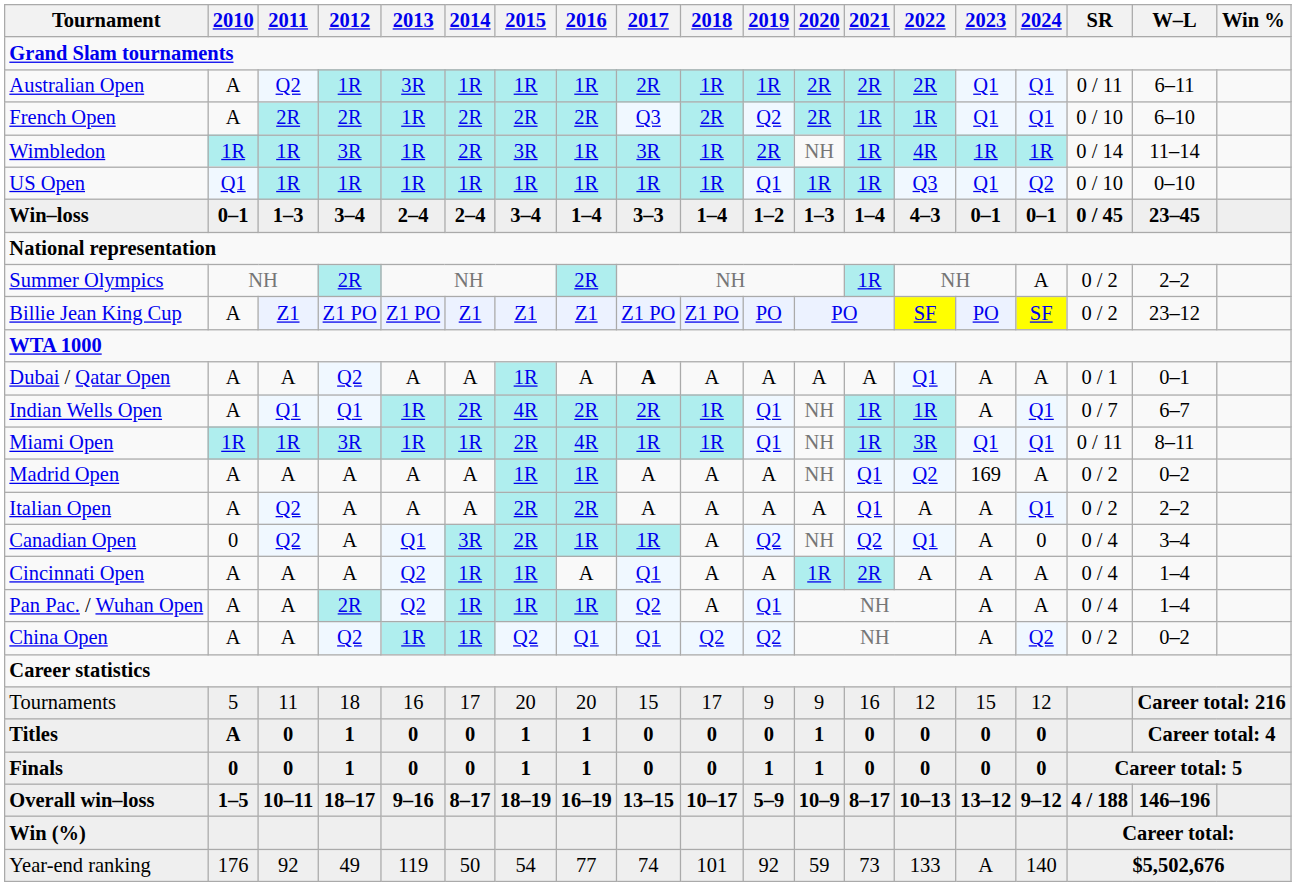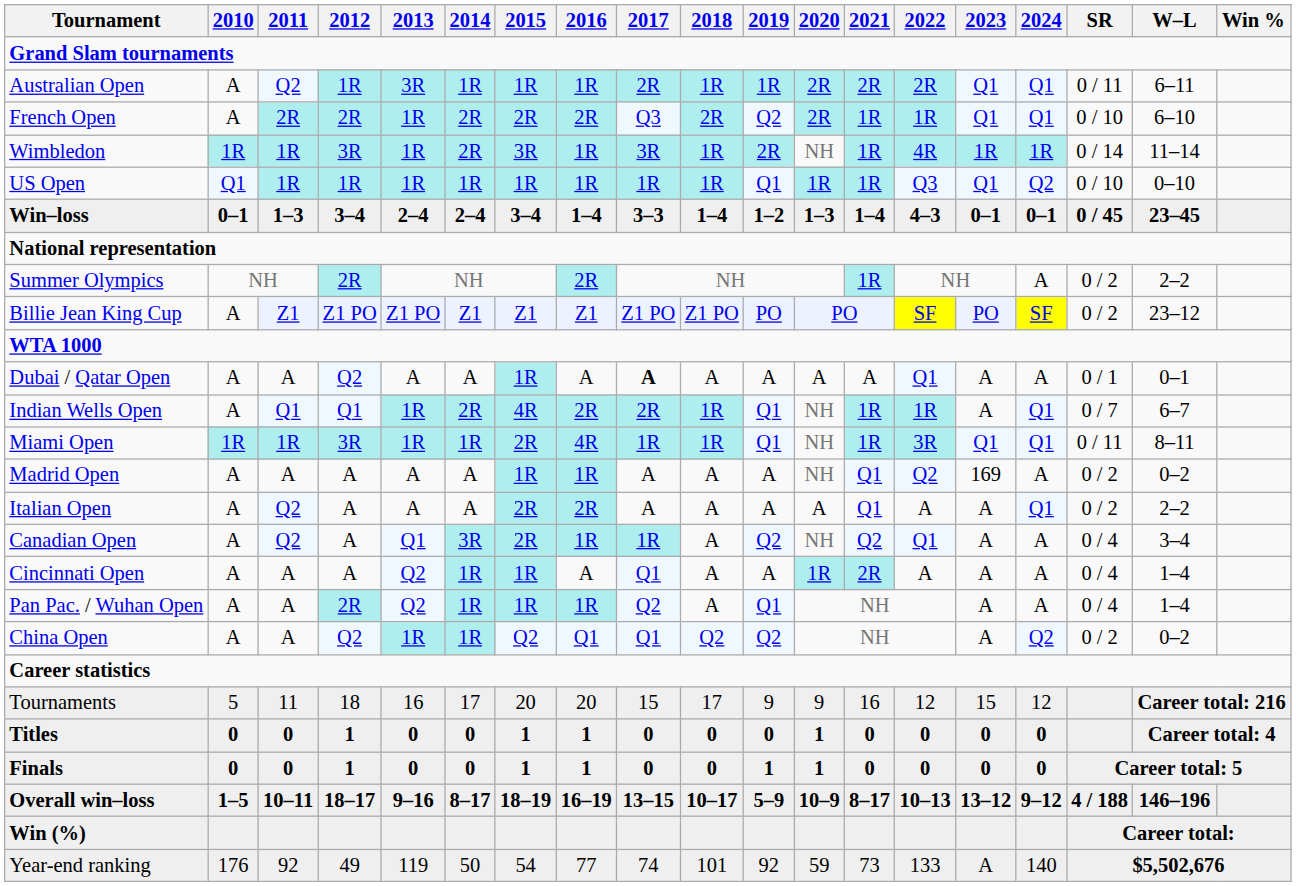(233, 540) 0 -> (233, 540) A
(1041, 540) 0 -> (1041, 540) A
(233, 735) A -> (233, 735) 0
